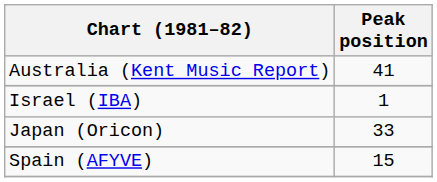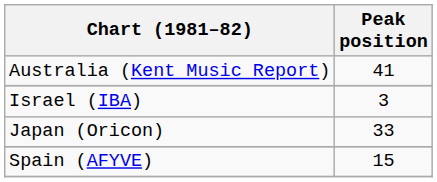(383, 101) 1 -> (383, 101) 3
